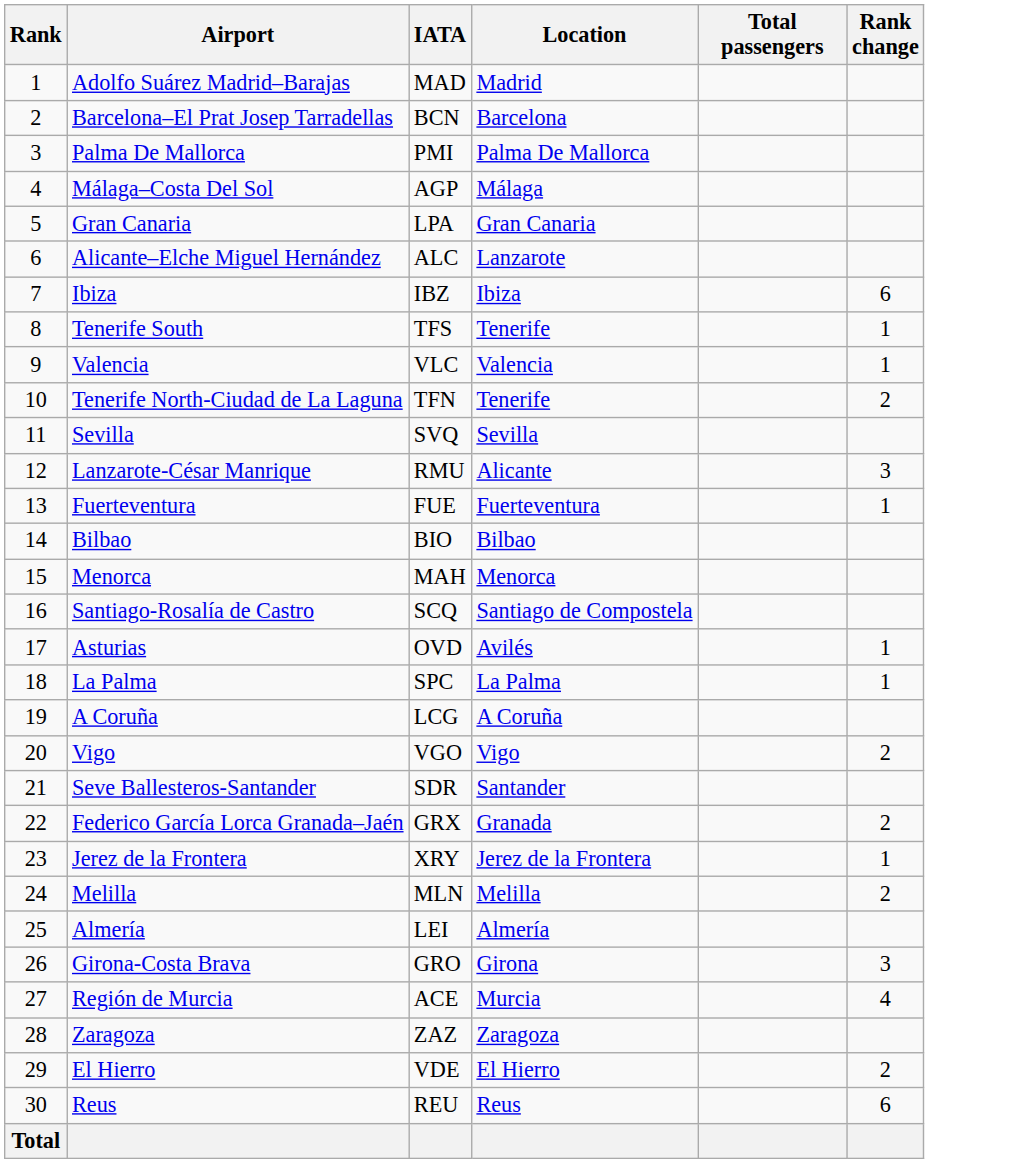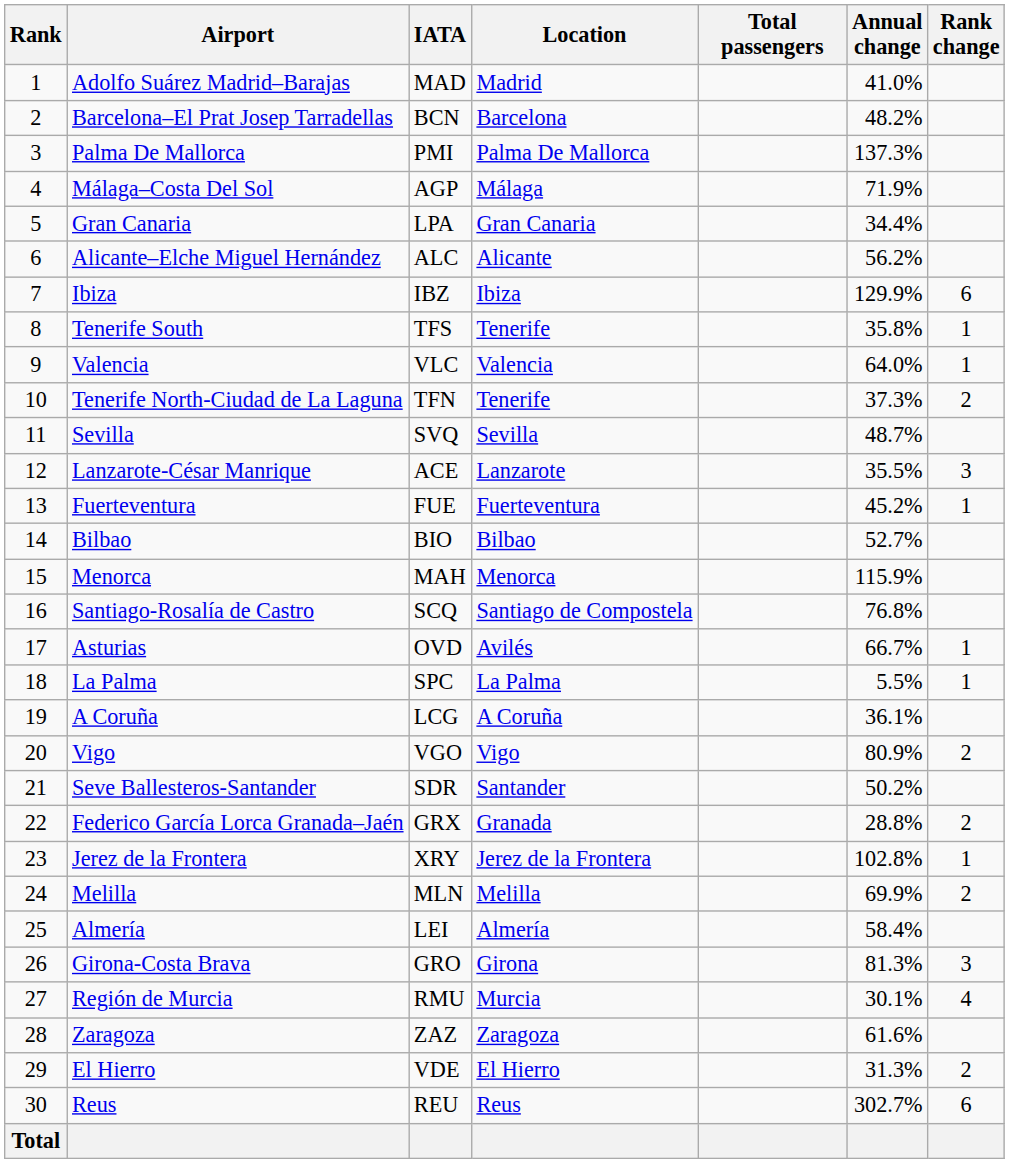+ column: (887, 34)
(521, 258) Lanzarote -> (514, 258) Alicante
(439, 470) RMU -> (436, 470) ACE
(514, 470) Alicante -> (521, 470) Lanzarote
(436, 999) ACE -> (439, 999) RMU
